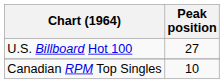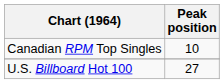rows swapped: (84, 68) <-> (70, 48)
